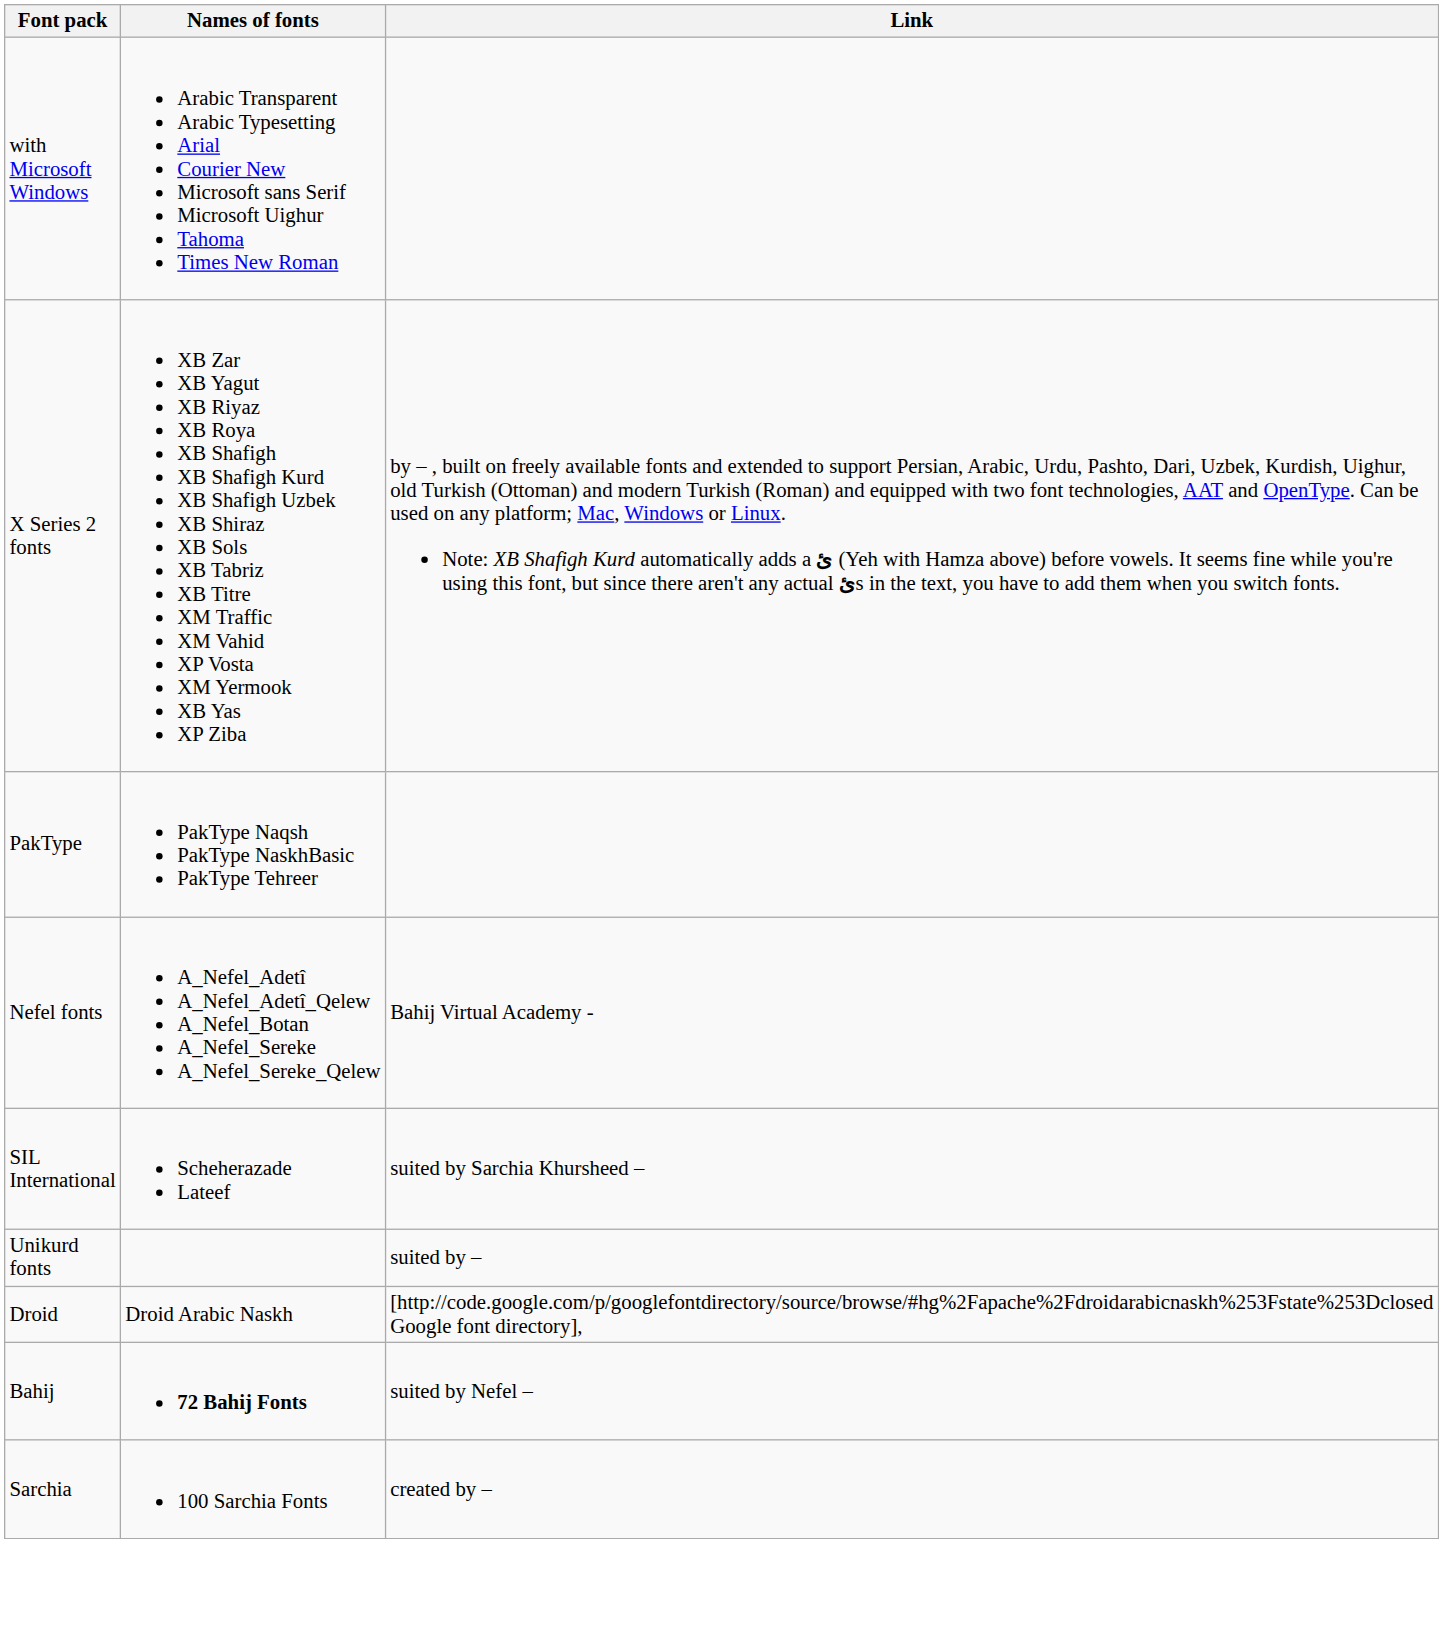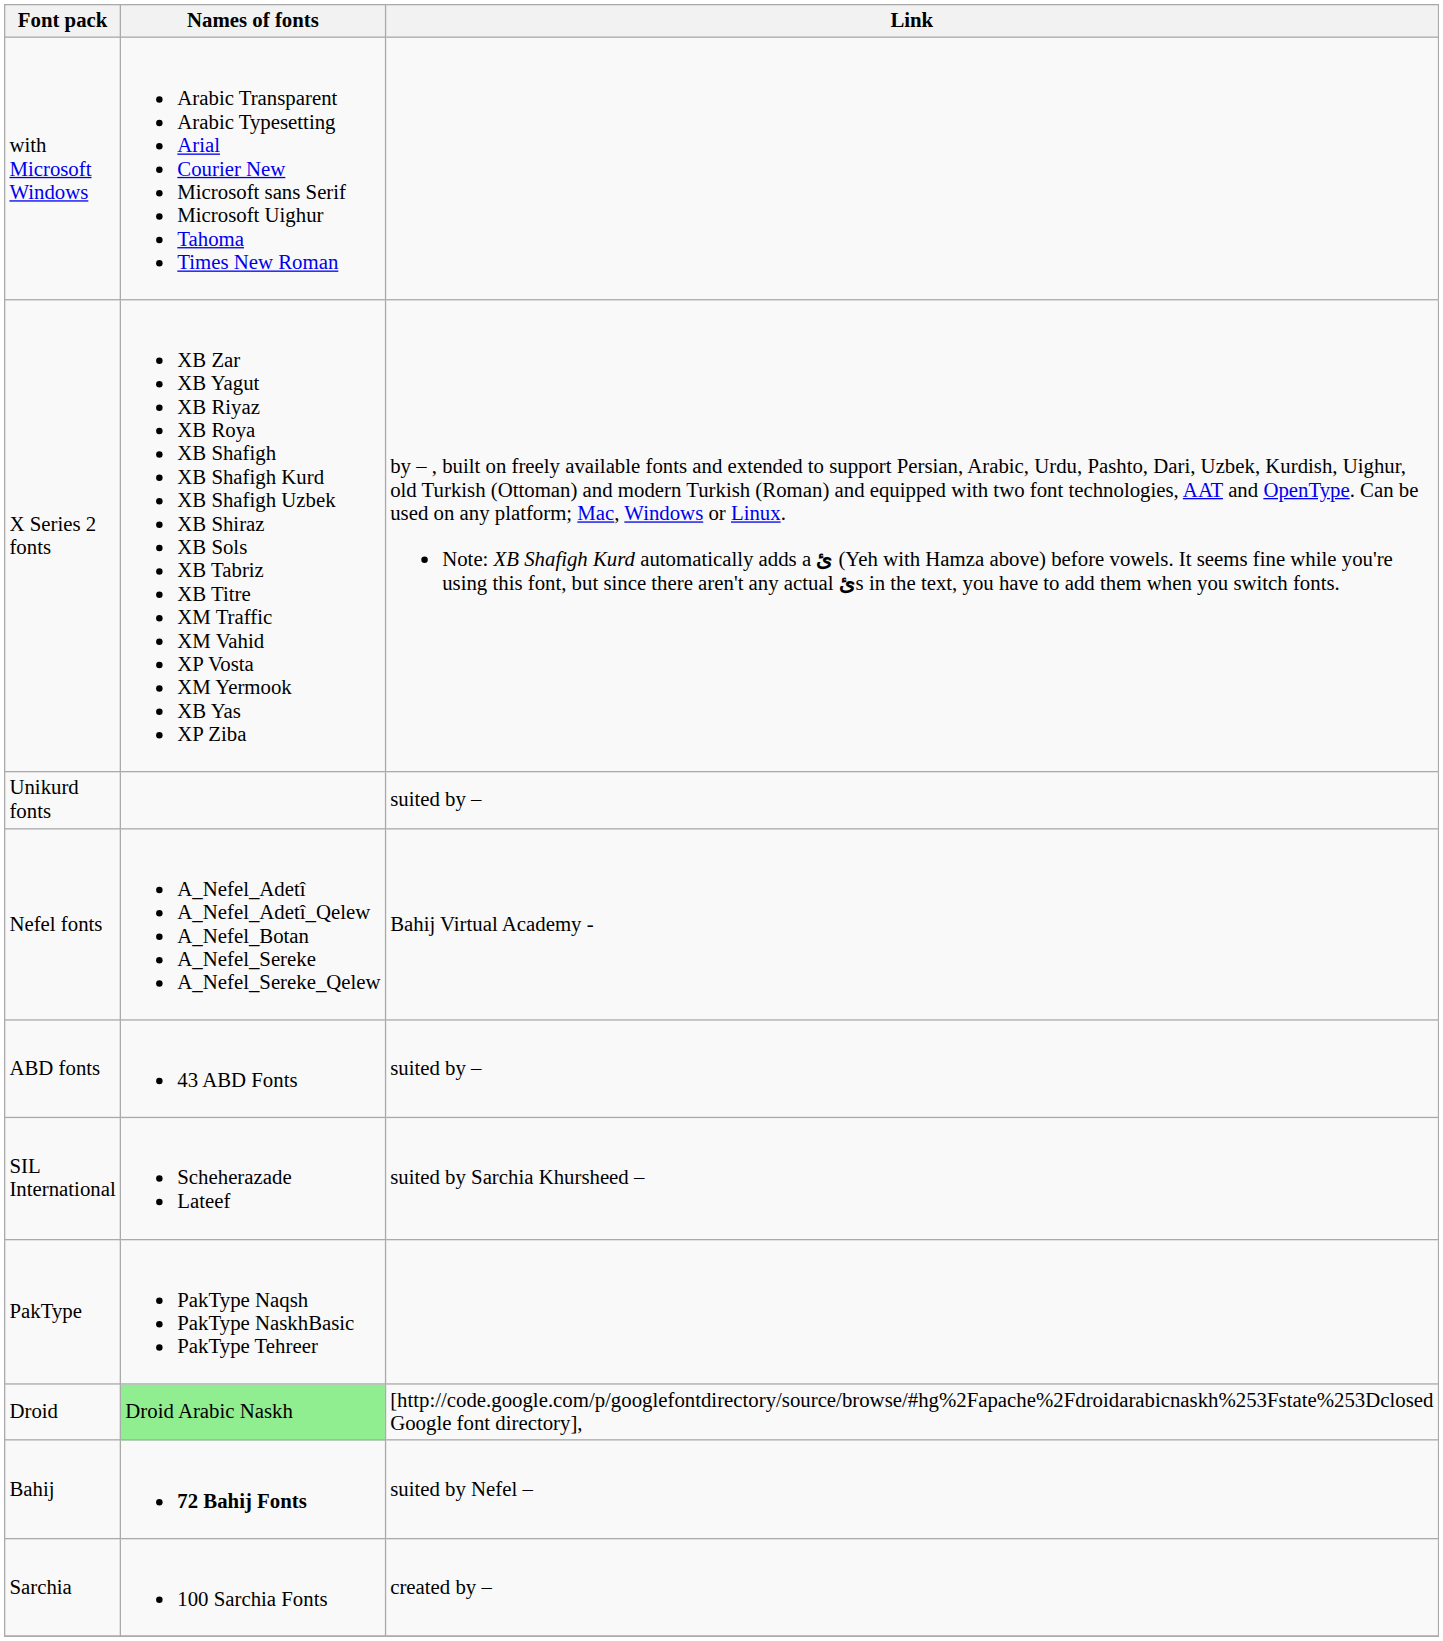rows swapped: (44, 1257) <-> (46, 844)
+ row: (55, 1068)
(209, 1314) no background -> (209, 1411) lightgreen background
